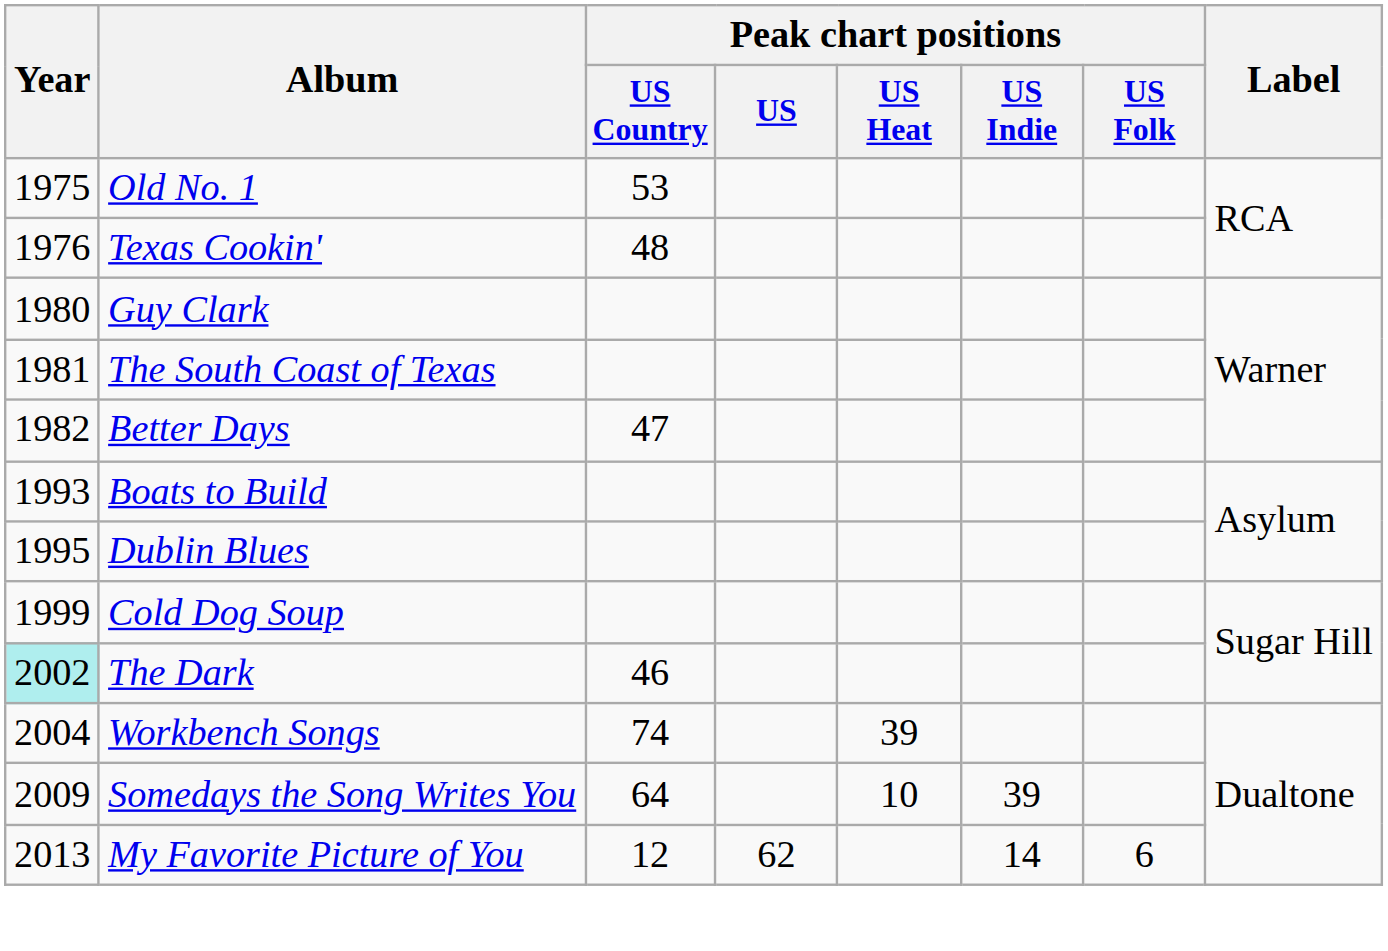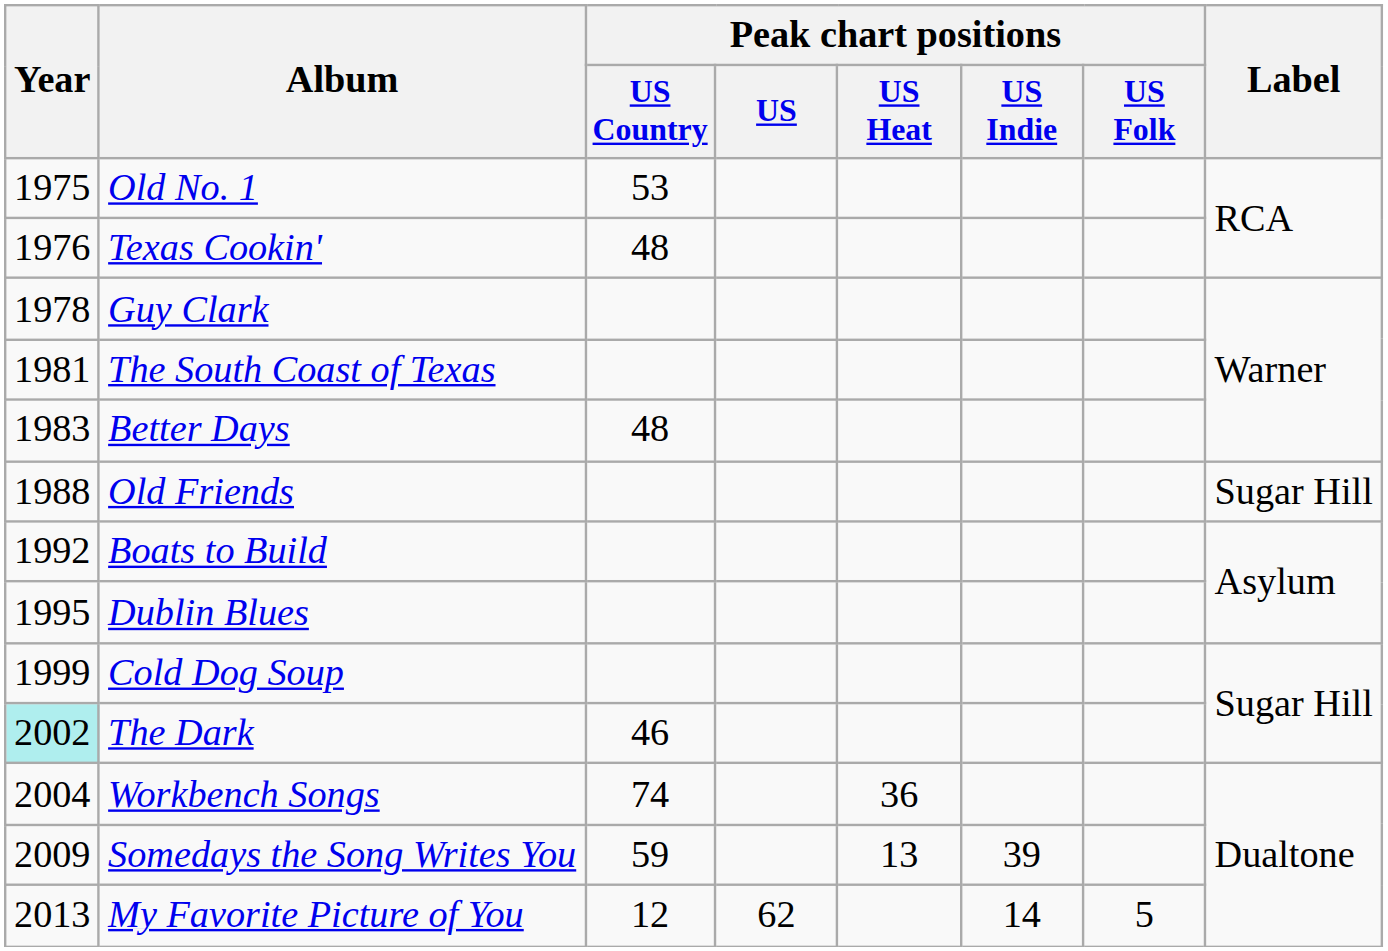(52, 308) 1980 -> (52, 308) 1978
(52, 429) 1982 -> (52, 429) 1983
(650, 429) 47 -> (650, 429) 48
+ row: (201, 490)
(52, 490) 1993 -> (52, 550) 1992
(899, 732) 39 -> (899, 793) 36
(650, 793) 64 -> (650, 854) 59
(899, 793) 10 -> (899, 854) 13
(1144, 854) 6 -> (1144, 914) 5
